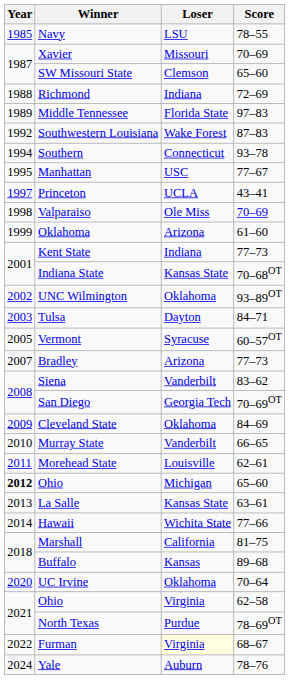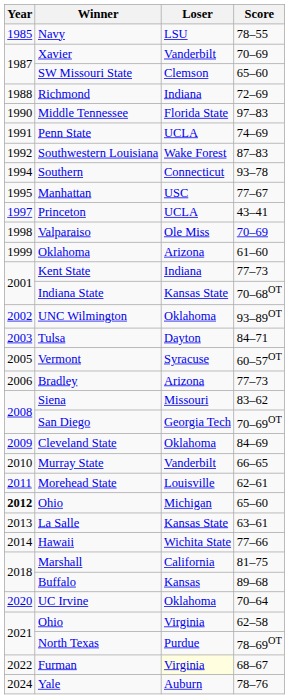(186, 53) Missouri -> (190, 53) Vanderbilt
(20, 113) 1989 -> (20, 113) 1990
+ row: (64, 133)
(20, 360) 2007 -> (20, 380) 2006
(190, 380) Vanderbilt -> (186, 400) Missouri
